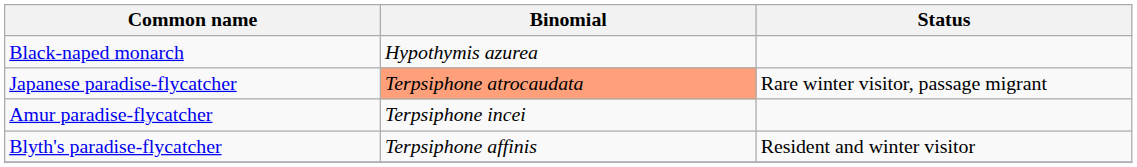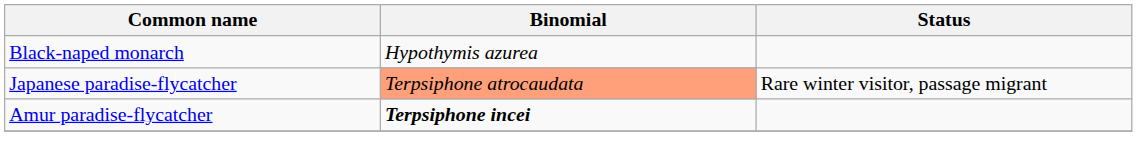(455, 114) normal -> (458, 114) bold
- row: (115, 146)
